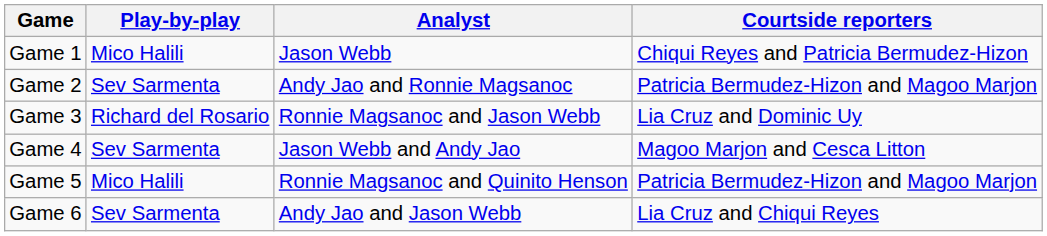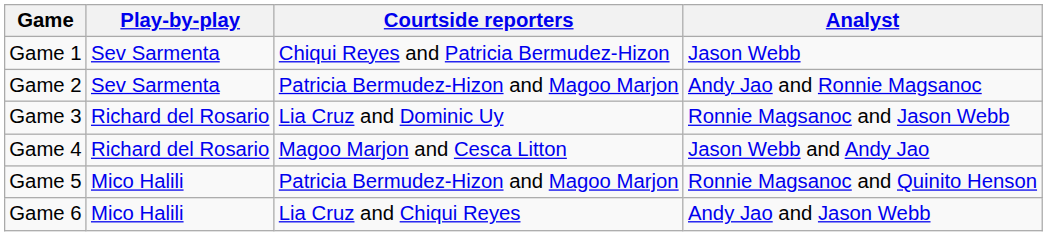columns swapped: (453, 20) <-> (837, 20)
(137, 52) Mico Halili -> (155, 52) Sev Sarmenta
(155, 149) Sev Sarmenta -> (180, 149) Richard del Rosario
(155, 213) Sev Sarmenta -> (137, 213) Mico Halili
